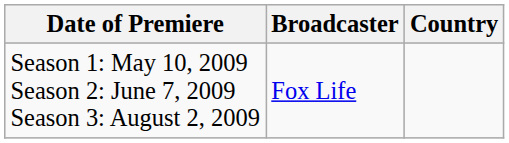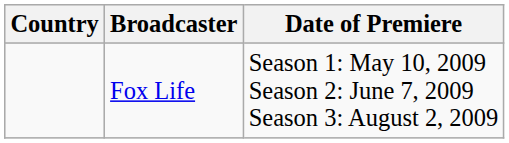columns swapped: (454, 23) <-> (135, 23)
